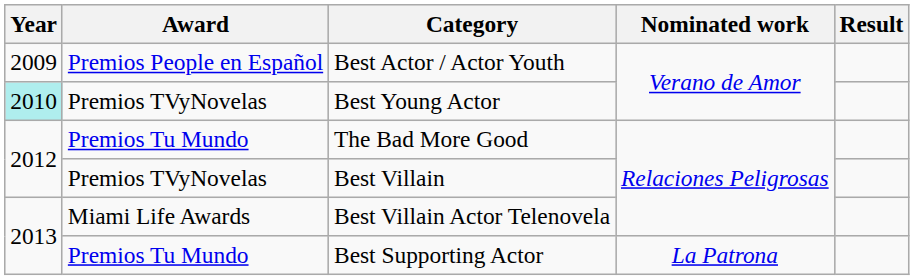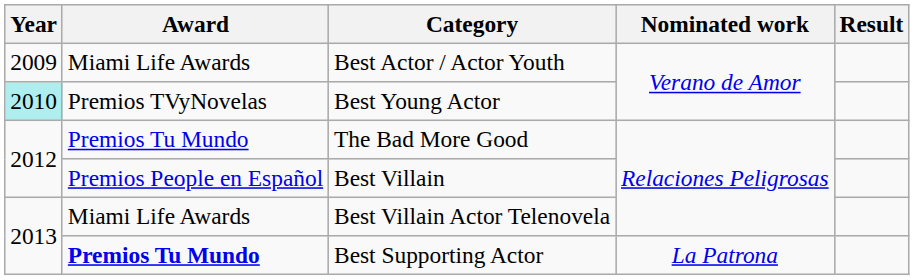(196, 62) Premios People en Español -> (159, 62) Miami Life Awards
(167, 178) Premios TVyNovelas -> (196, 178) Premios People en Español
(158, 255) normal -> (164, 255) bold
